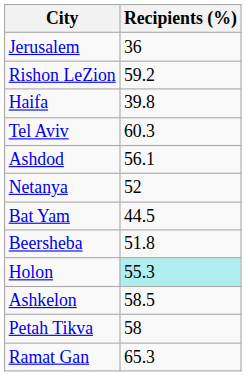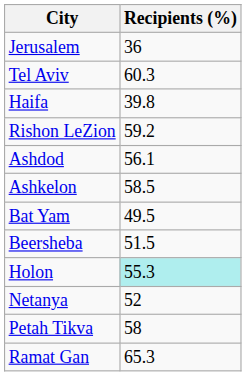rows swapped: (39, 131) <-> (62, 74)
rows swapped: (43, 300) <-> (38, 187)
(139, 215) 44.5 -> (139, 215) 49.5
(139, 243) 51.8 -> (139, 243) 51.5
